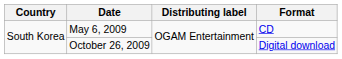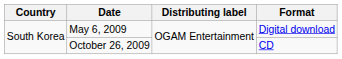(266, 29) CD -> (297, 29) Digital download
(297, 45) Digital download -> (266, 45) CD
